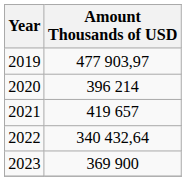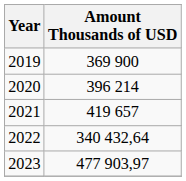(113, 61) 477 903,97 -> (113, 61) 369 900
(113, 163) 369 900 -> (113, 163) 477 903,97
